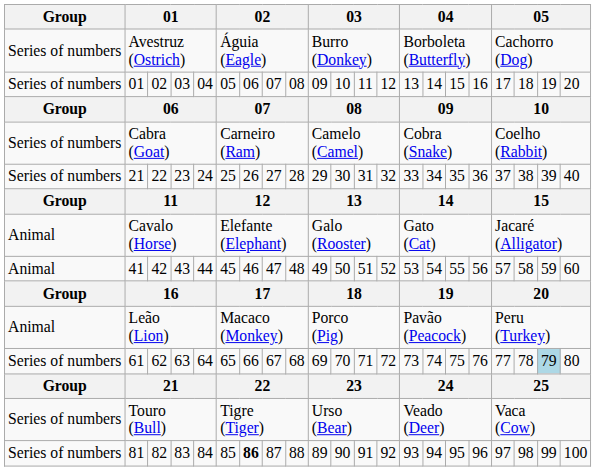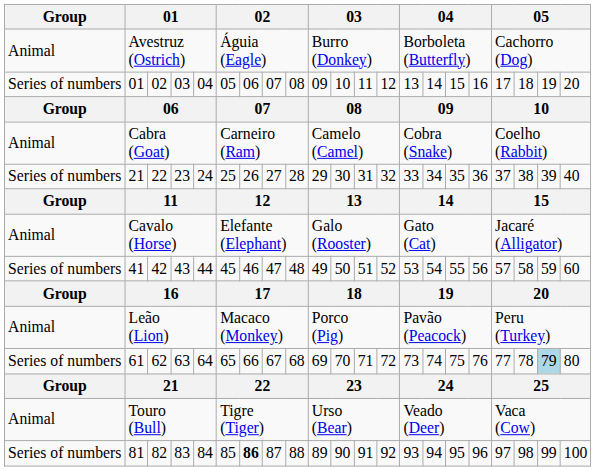(65, 50) Series of numbers -> (32, 50) Animal
(65, 142) Series of numbers -> (32, 142) Animal
(32, 268) Animal -> (65, 268) Series of numbers
(65, 419) Series of numbers -> (32, 419) Animal
